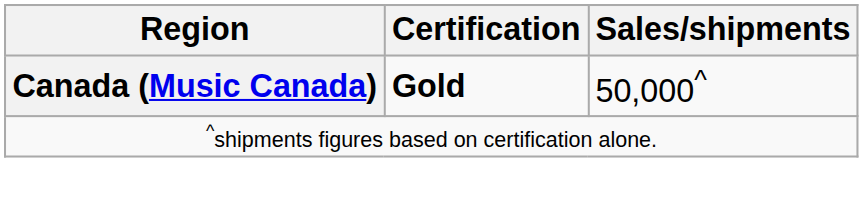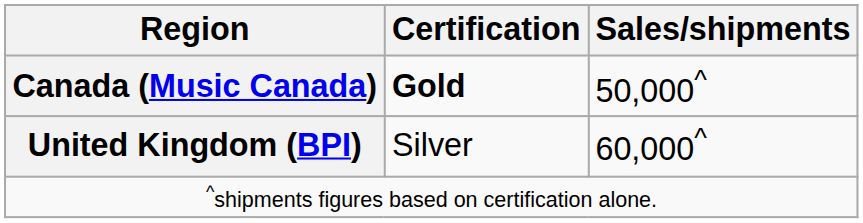+ row: (195, 145)
